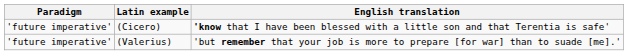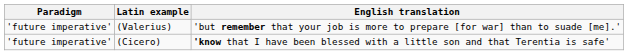rows swapped: (144, 42) <-> (139, 27)
